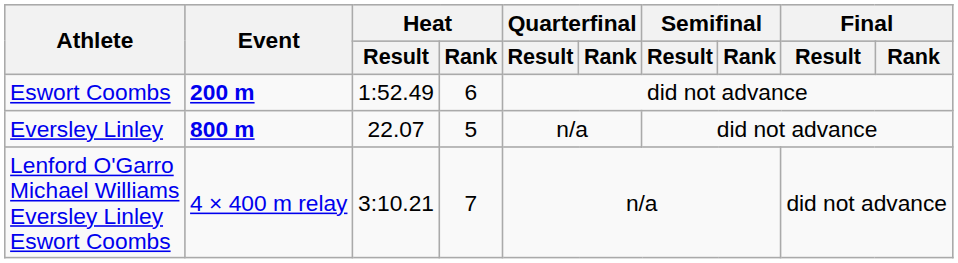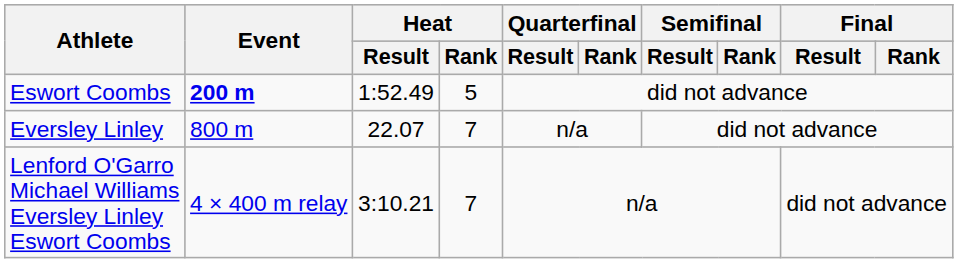(471, 93) 6 -> (471, 93) 5
(222, 129) bold -> (222, 129) normal
(471, 129) 5 -> (471, 129) 7
